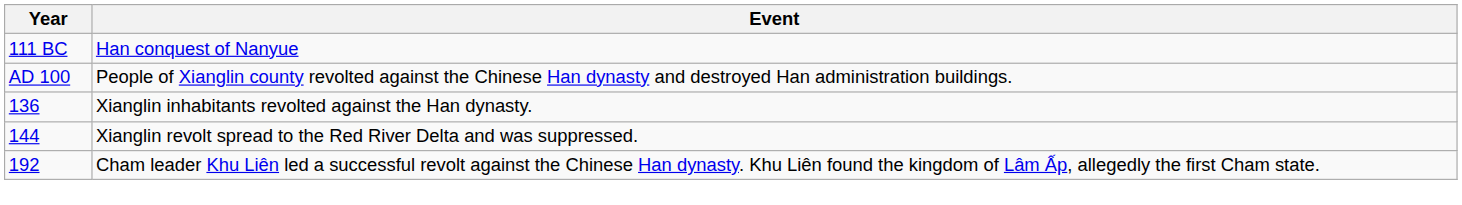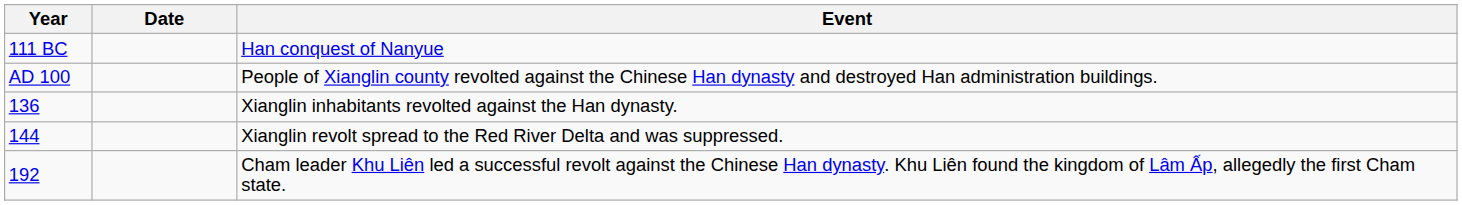+ column: (164, 19)
